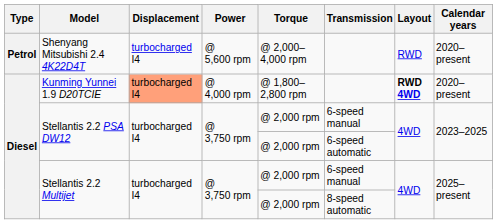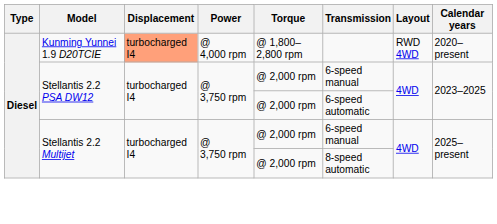- row: (73, 54)
(410, 88) bold -> (408, 48) normal
